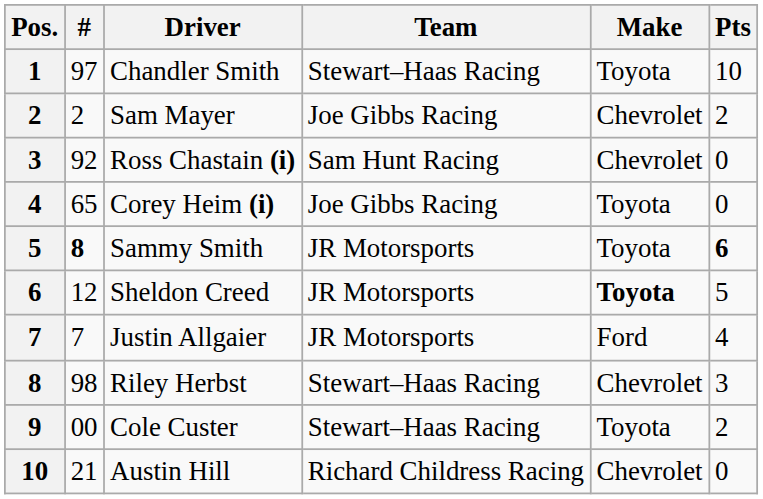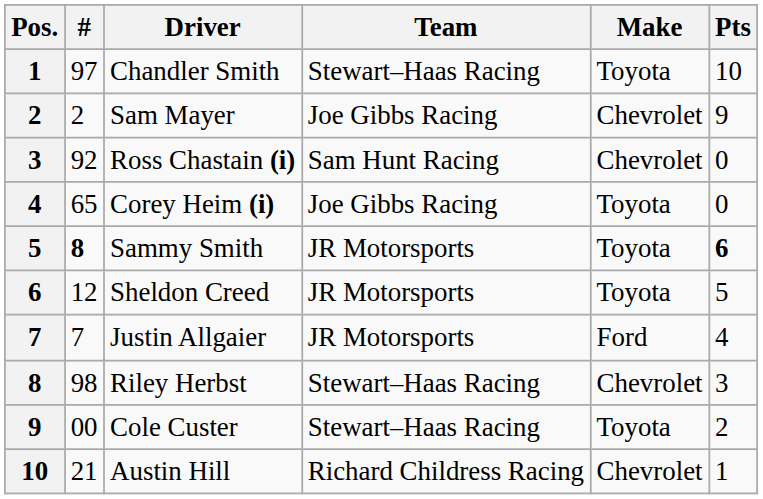(722, 115) 2 -> (722, 115) 9
(636, 293) bold -> (634, 293) normal
(722, 470) 0 -> (722, 470) 1
